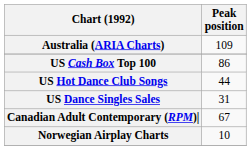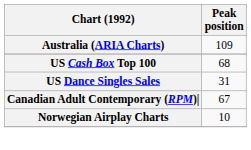(224, 63) 86 -> (224, 63) 68
- row: (103, 81)
